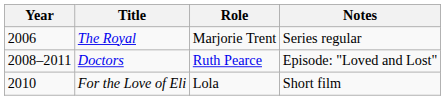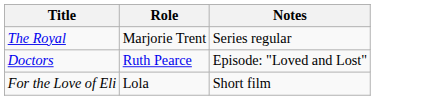- column: (39, 15)
